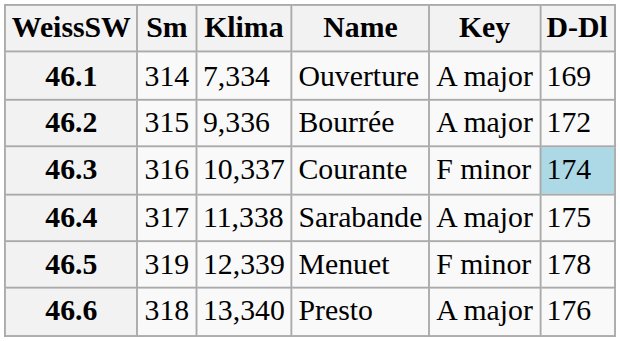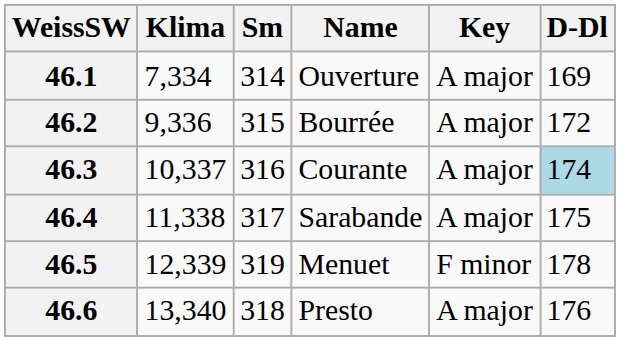columns swapped: (167, 28) <-> (244, 28)
(484, 169) F minor -> (485, 169) A major
